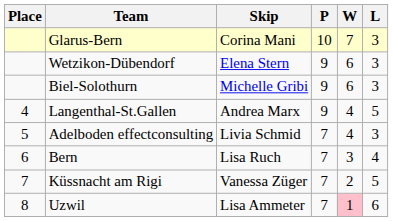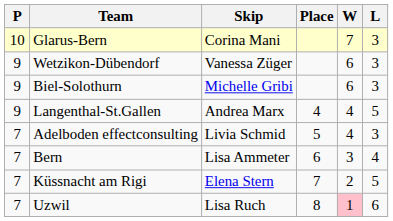columns swapped: (25, 16) <-> (324, 16)
(255, 63) Elena Stern -> (248, 63) Vanessa Züger
(250, 157) Lisa Ruch -> (247, 157) Lisa Ammeter
(264, 181) Vanessa Züger -> (239, 181) Elena Stern
(262, 205) Lisa Ammeter -> (235, 205) Lisa Ruch
